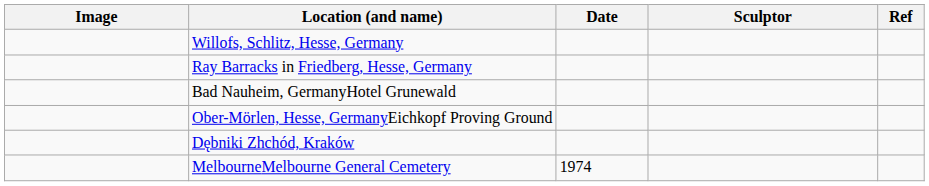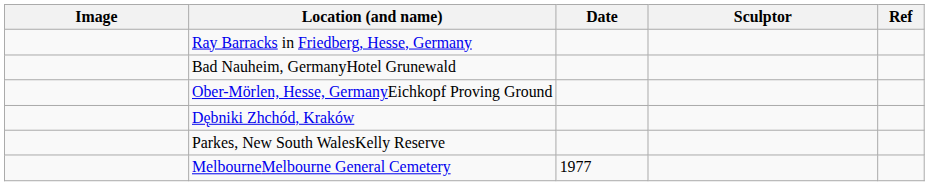- row: (298, 42)
+ row: (319, 142)
(576, 167) 1974 -> (576, 167) 1977
